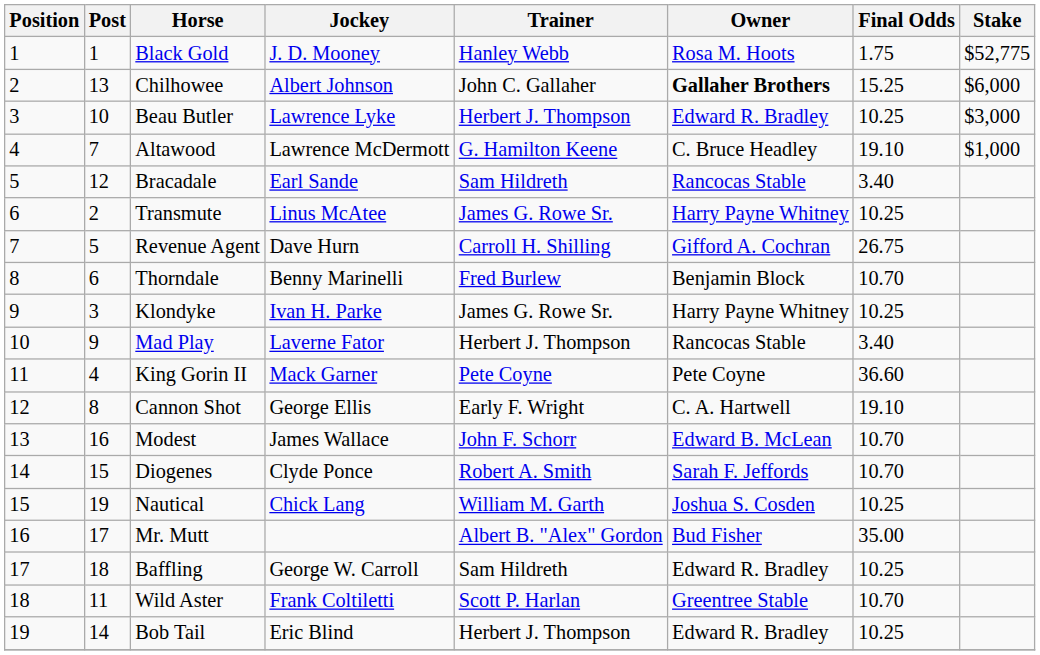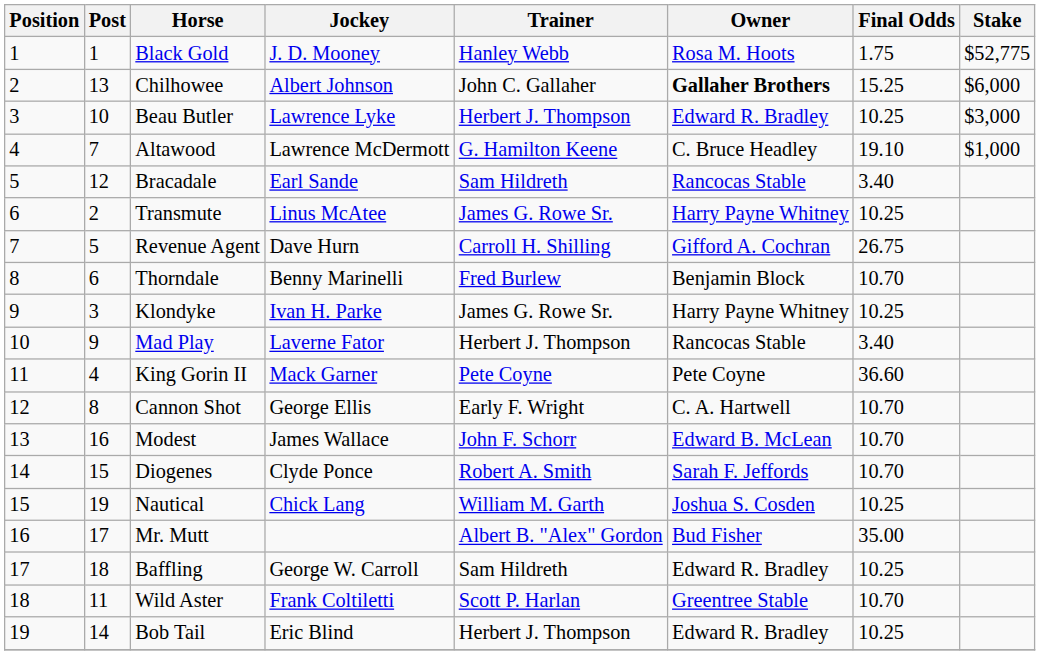(881, 407) 19.10 -> (881, 407) 10.70
